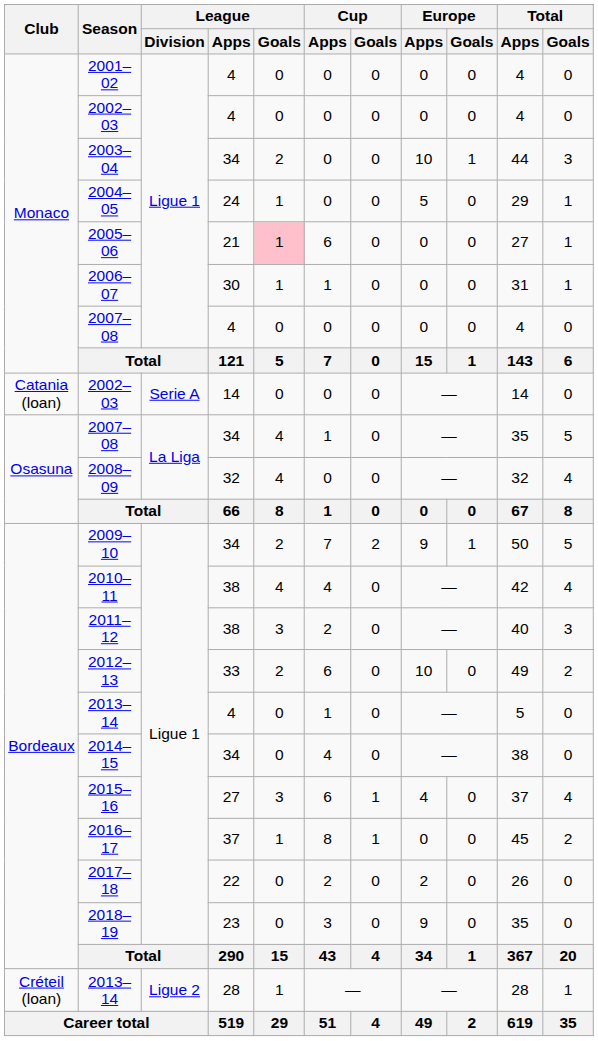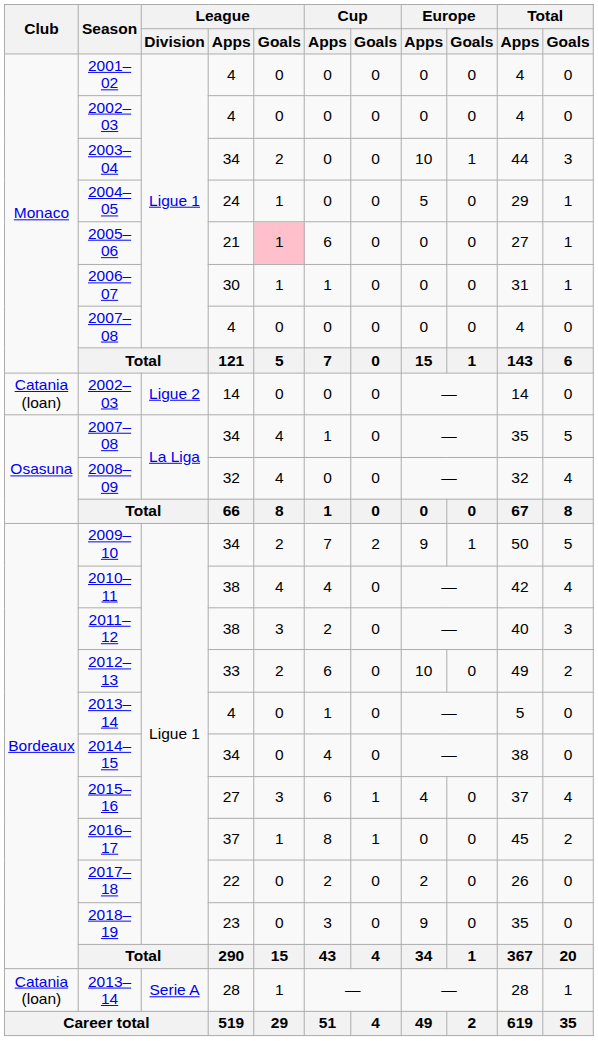(175, 393) Serie A -> (175, 393) Ligue 2
(41, 990) Créteil (loan) -> (41, 990) Catania (loan)
(175, 990) Ligue 2 -> (175, 990) Serie A
